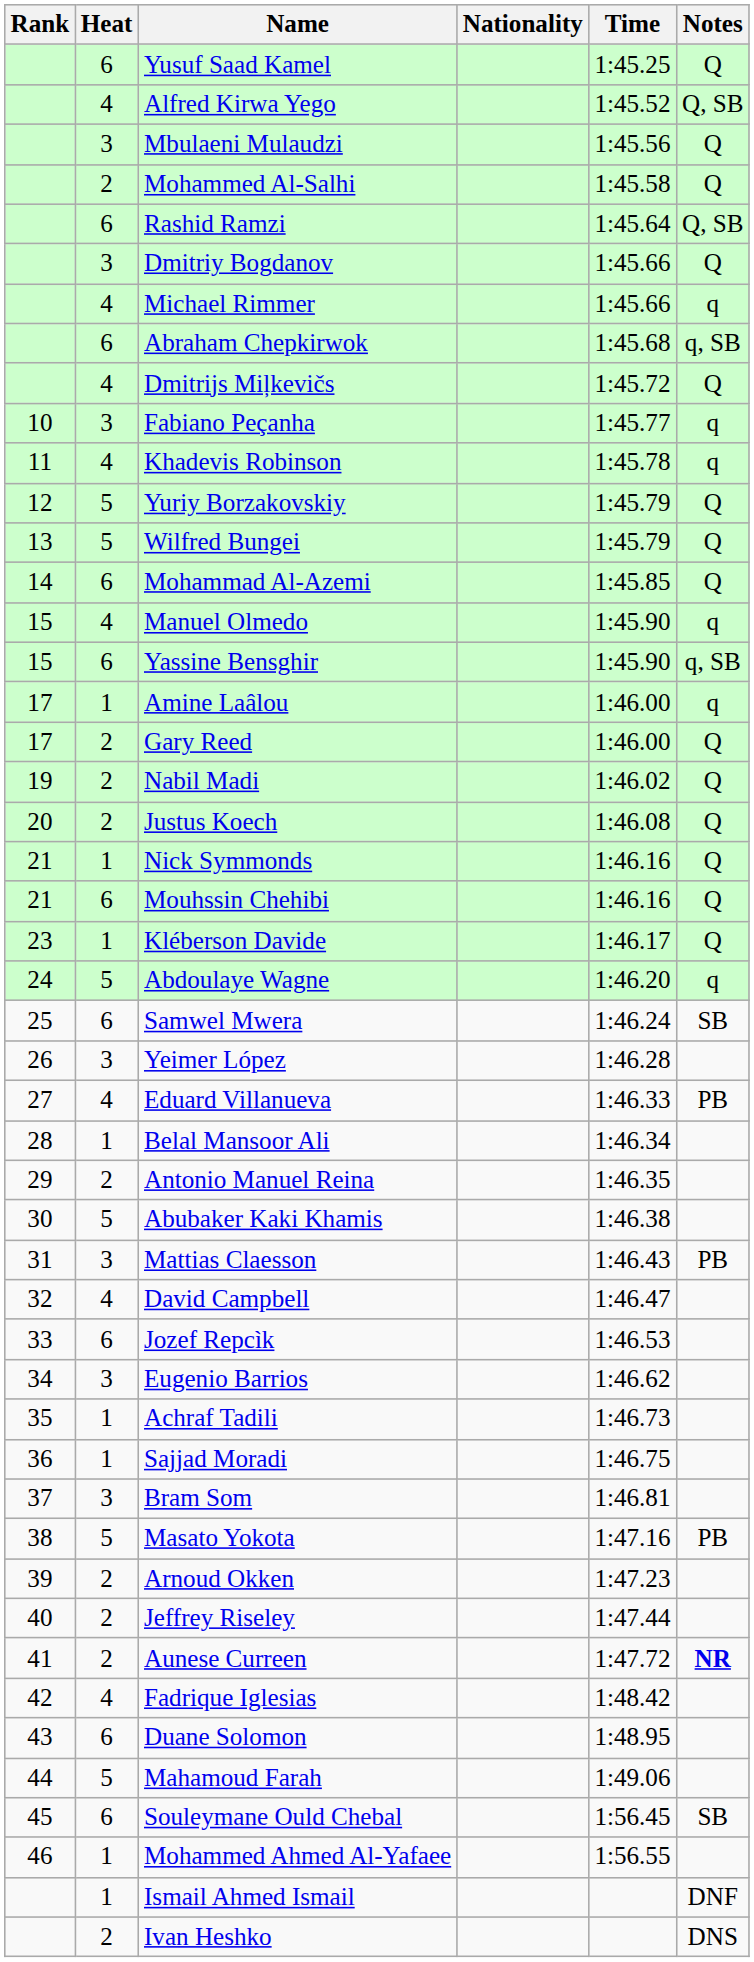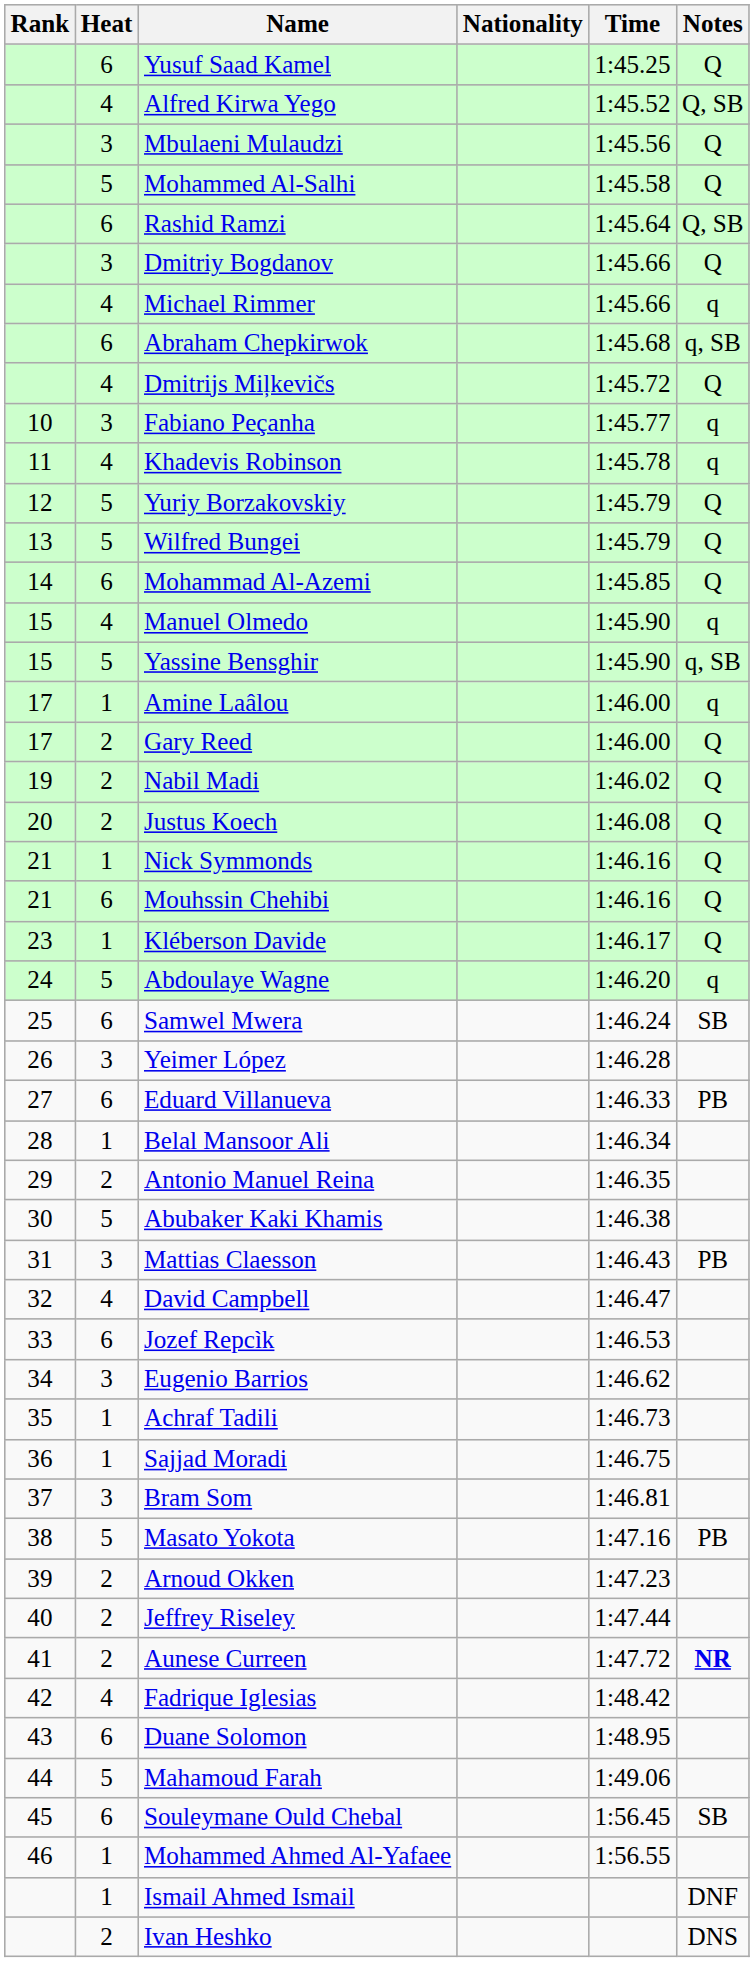(107, 183) 2 -> (107, 183) 5
(107, 661) 6 -> (107, 661) 5
(107, 1100) 4 -> (107, 1100) 6
